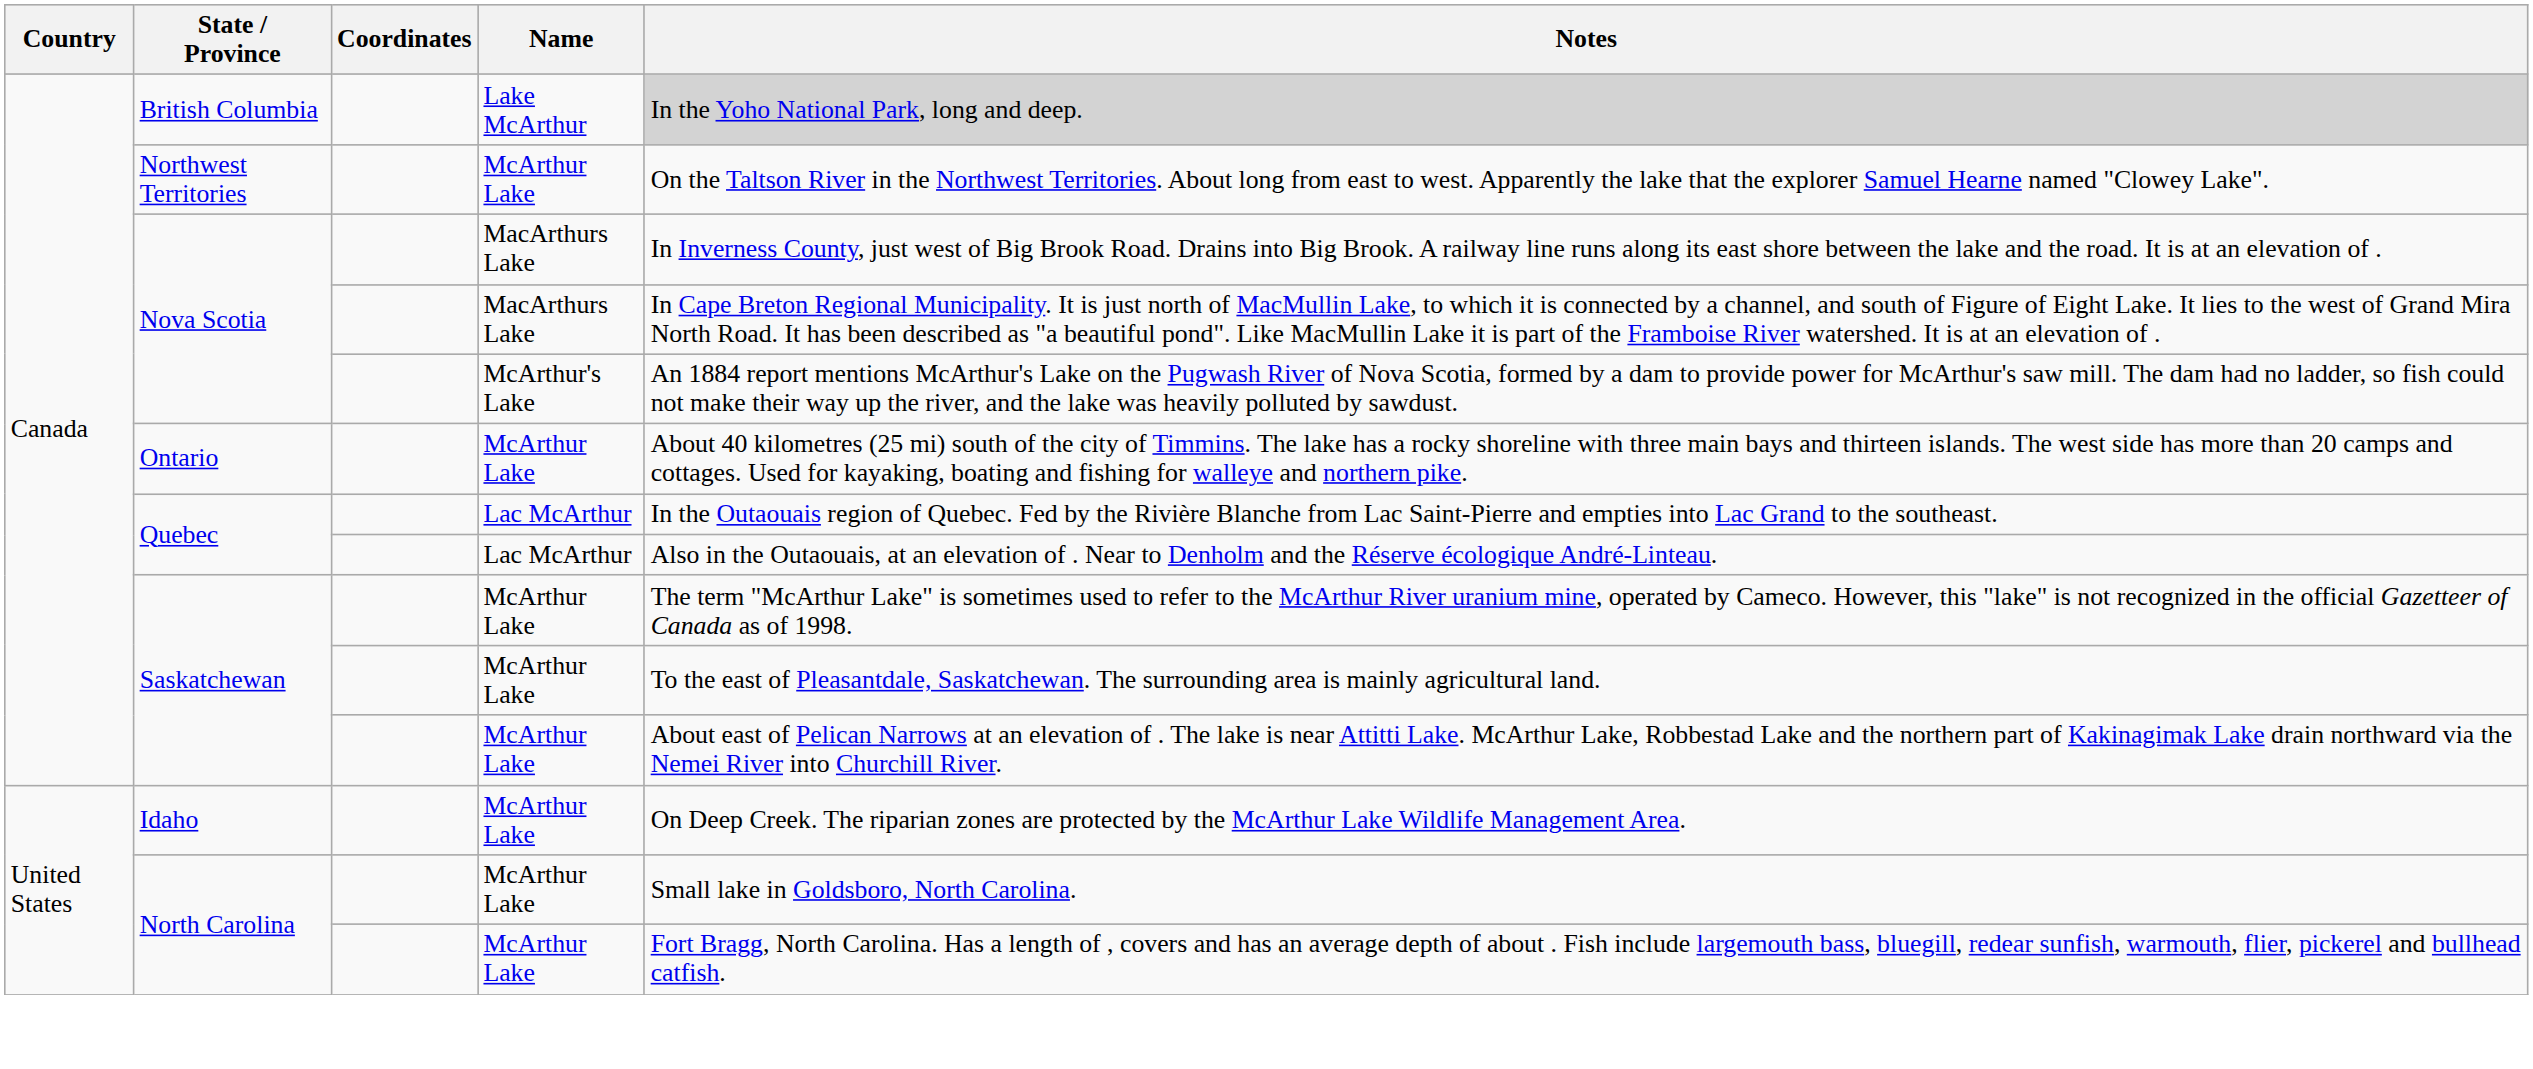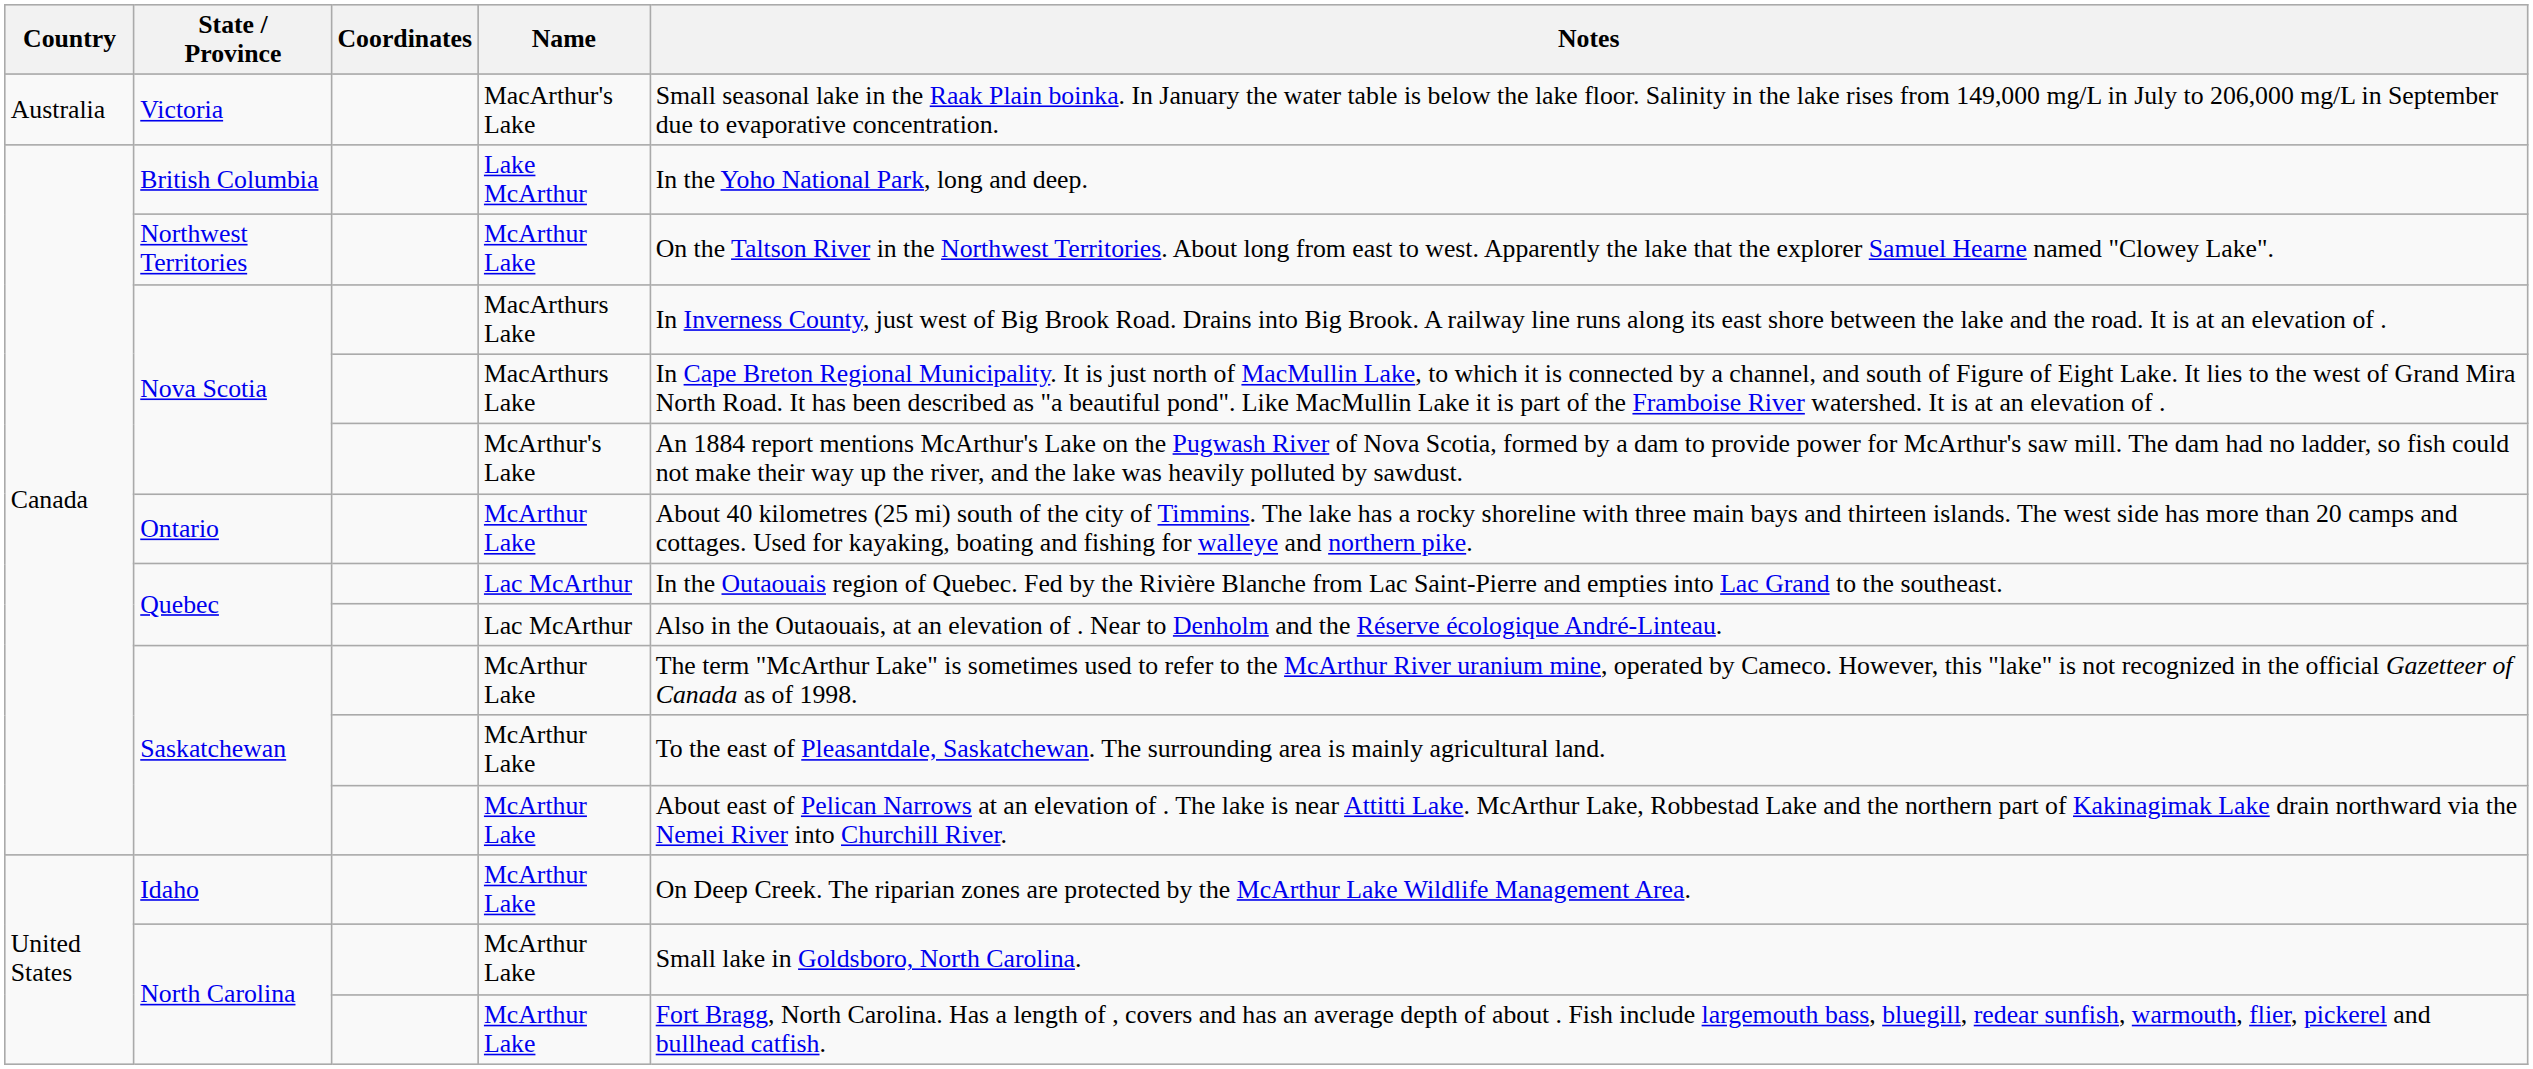+ row: (182, 109)
(867, 109) lightgrey background -> (872, 179) no background
